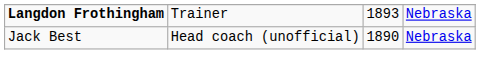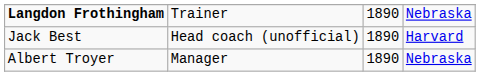(383, 16) 1893 -> (383, 16) 1890
(439, 38) Nebraska -> (435, 38) Harvard
+ row: (61, 60)
